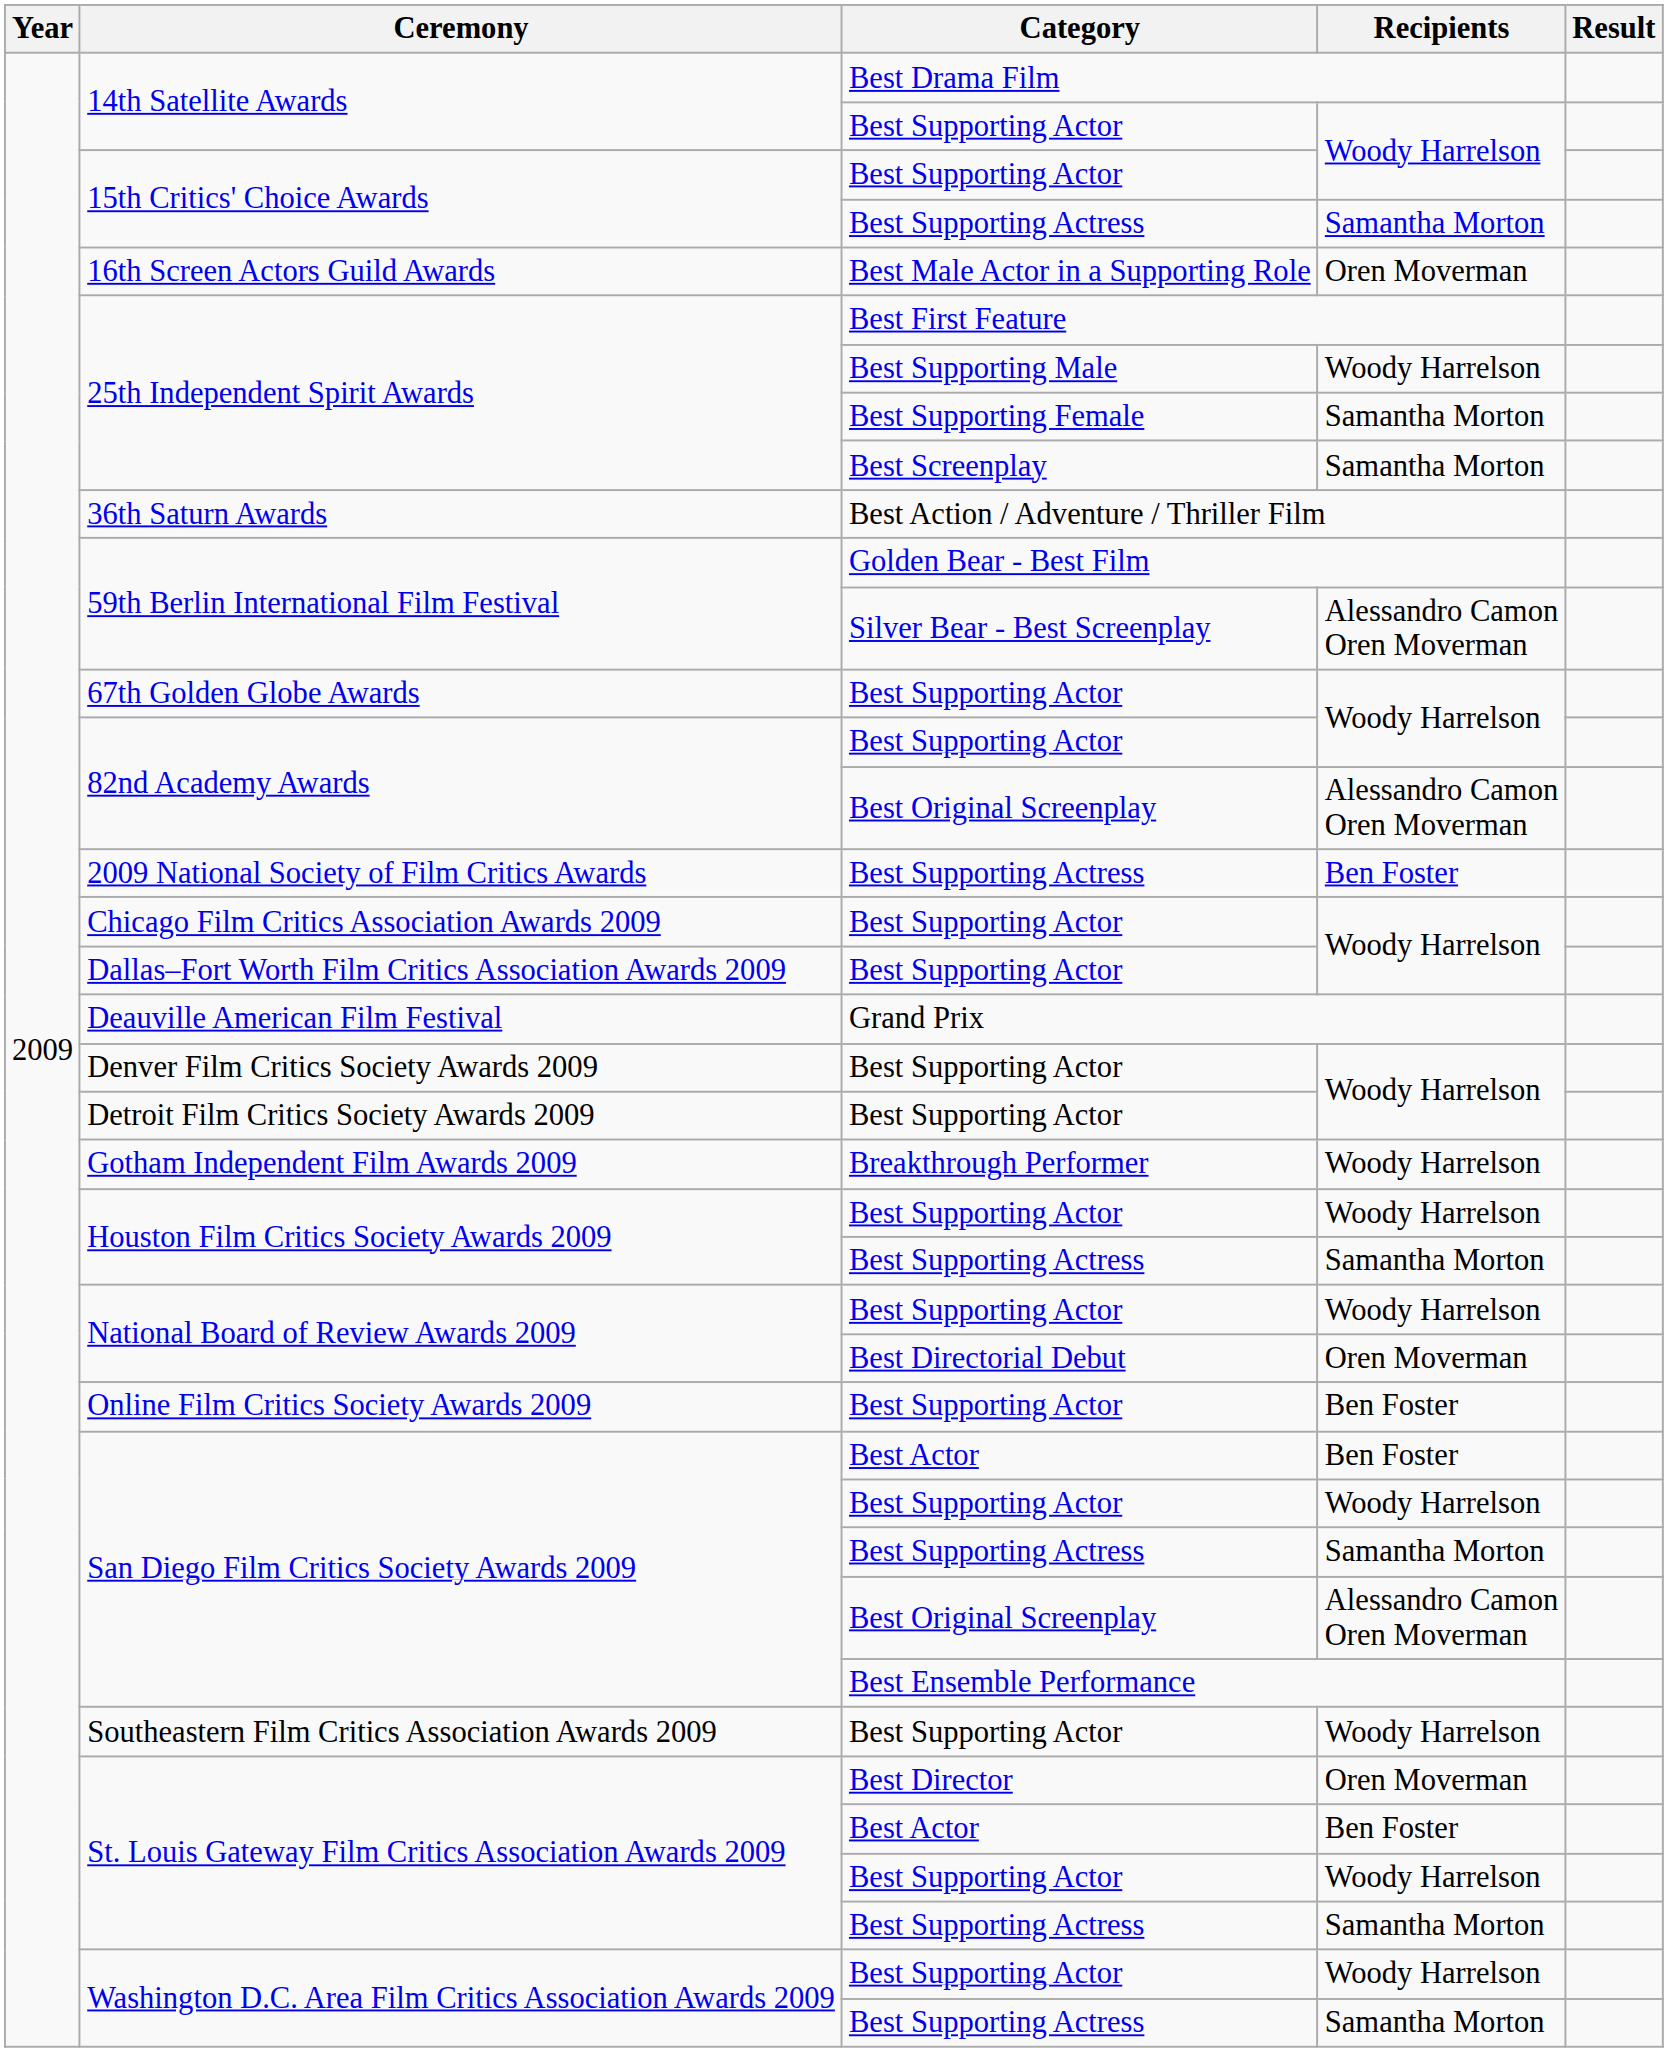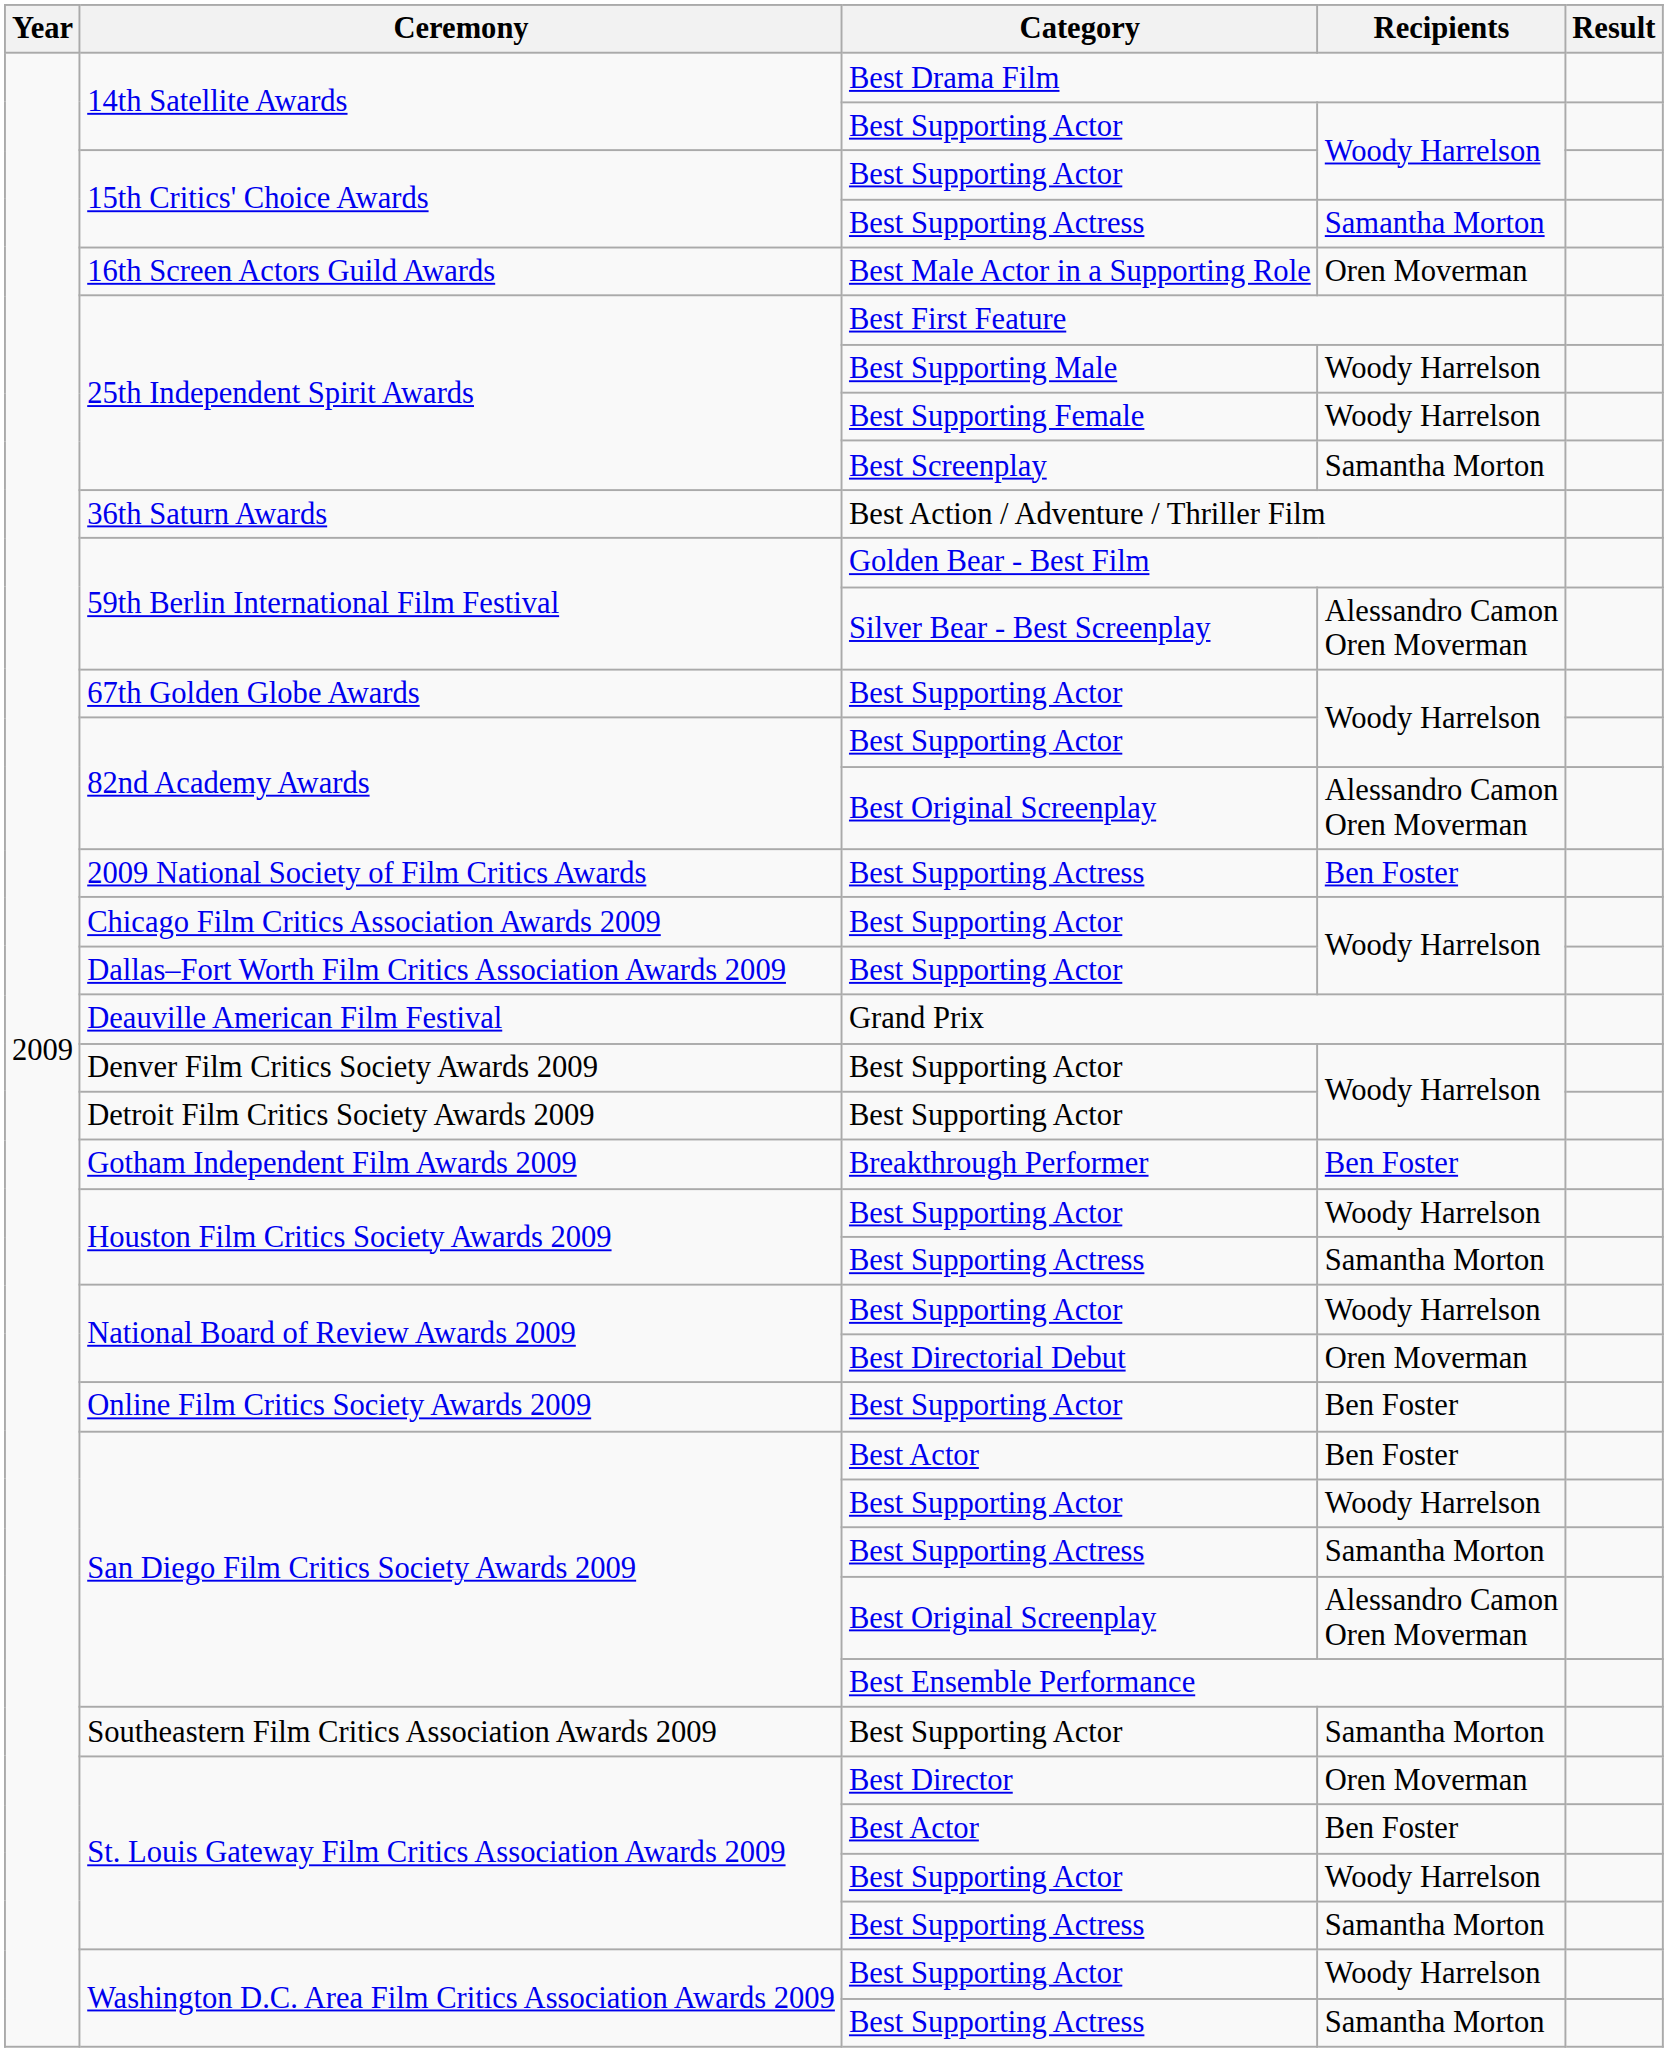(1435, 416) Samantha Morton -> (1433, 416) Woody Harrelson
(1433, 1163) Woody Harrelson -> (1391, 1163) Ben Foster
(1433, 1731) Woody Harrelson -> (1435, 1731) Samantha Morton
